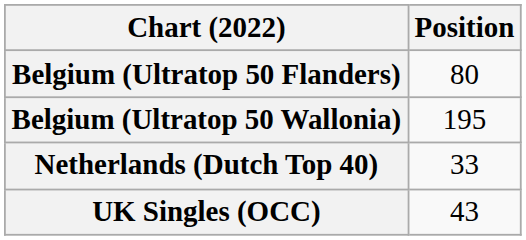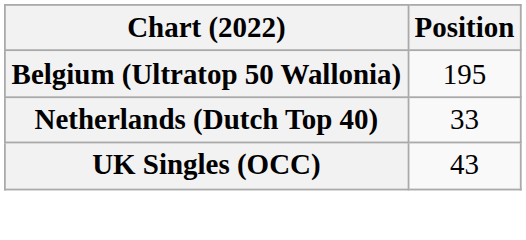- row: (206, 73)
